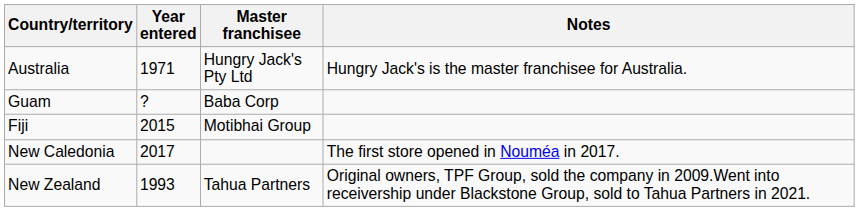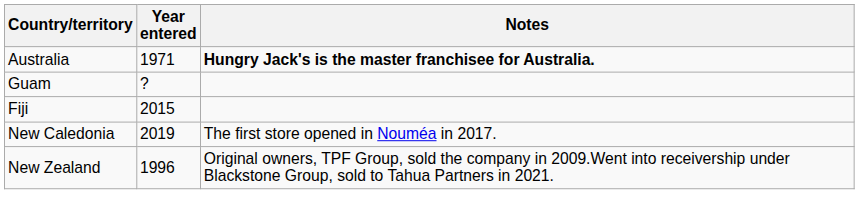- column: (262, 25)
(507, 68) normal -> (399, 59) bold
(157, 151) 2017 -> (157, 134) 2019
(157, 185) 1993 -> (157, 167) 1996
